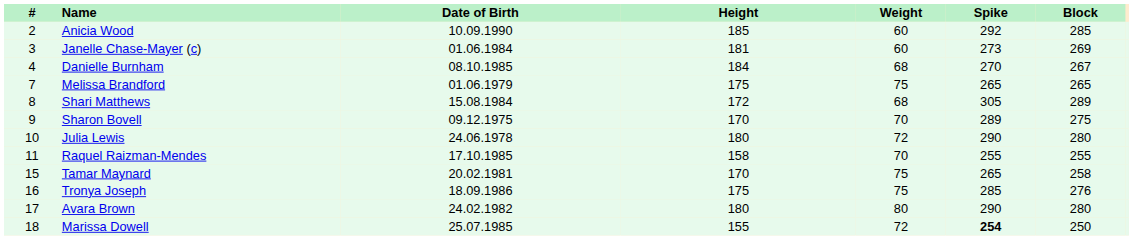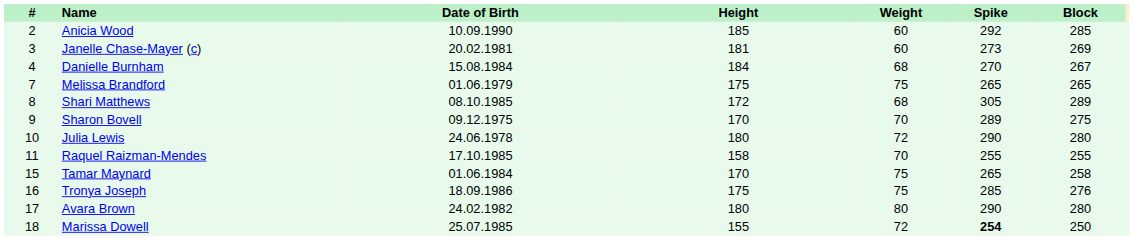(480, 48) 01.06.1984 -> (480, 48) 20.02.1981
(480, 66) 08.10.1985 -> (480, 66) 15.08.1984
(480, 102) 15.08.1984 -> (480, 102) 08.10.1985
(480, 173) 20.02.1981 -> (480, 173) 01.06.1984
